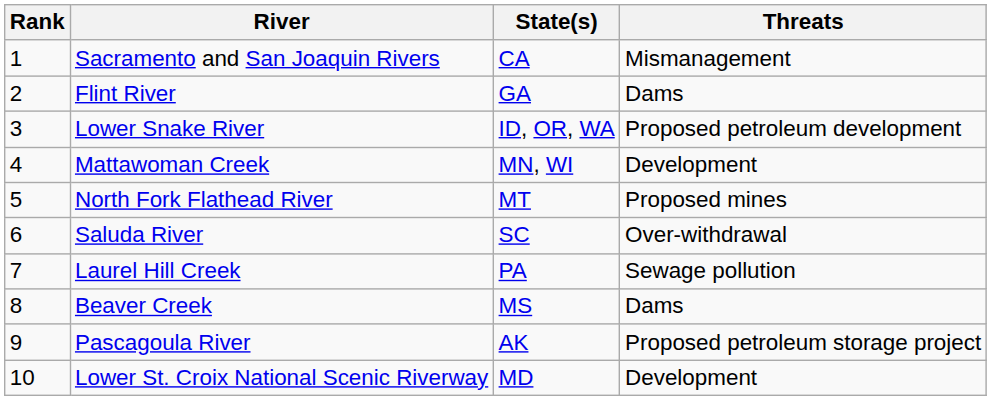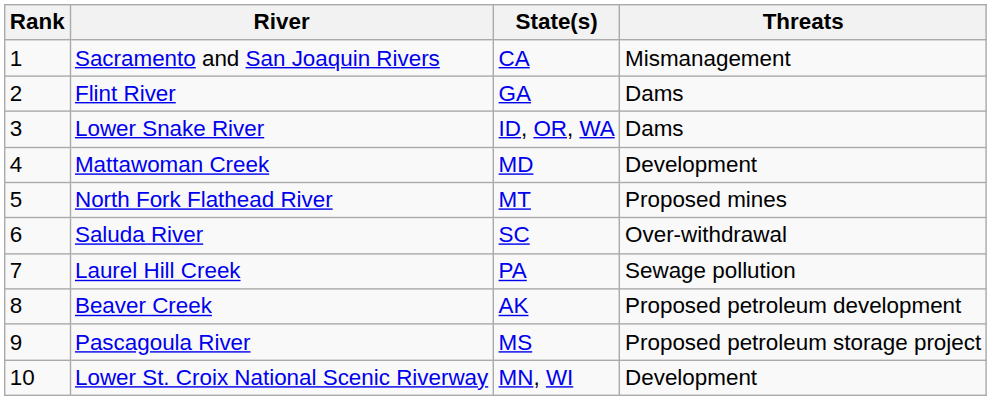(793, 128) Proposed petroleum development -> (654, 128) Dams
(536, 164) MN, WI -> (516, 164) MD
(515, 306) MS -> (514, 306) AK
(654, 306) Dams -> (793, 306) Proposed petroleum development
(514, 341) AK -> (515, 341) MS
(516, 377) MD -> (536, 377) MN, WI
